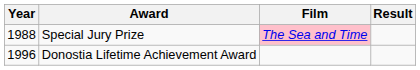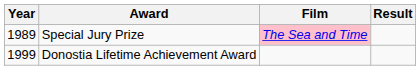(22, 34) 1988 -> (22, 34) 1989
(22, 55) 1996 -> (22, 55) 1999
